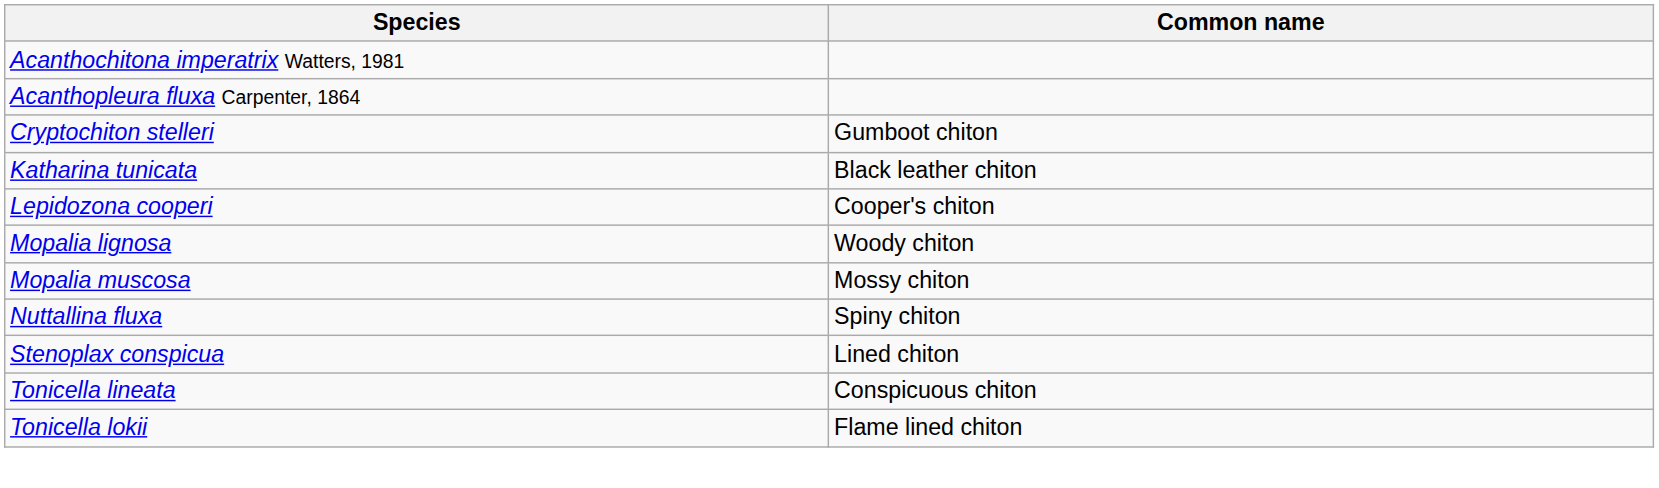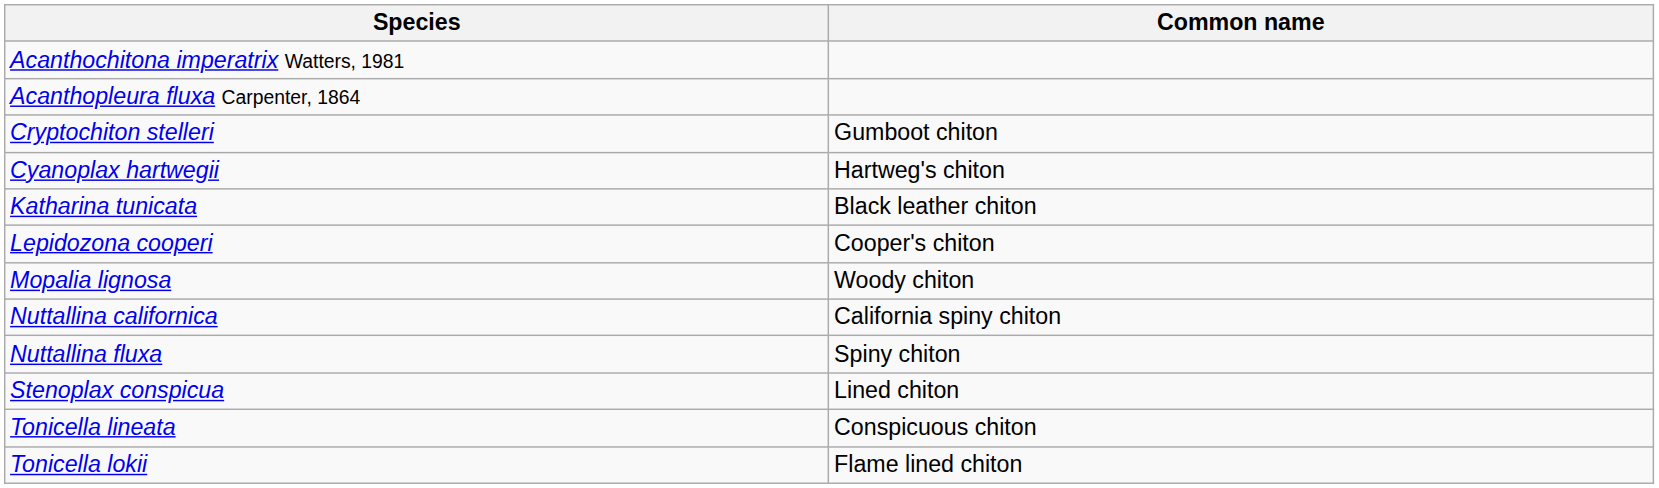+ row: (115, 170)
- row: (100, 280)
+ row: (114, 317)
